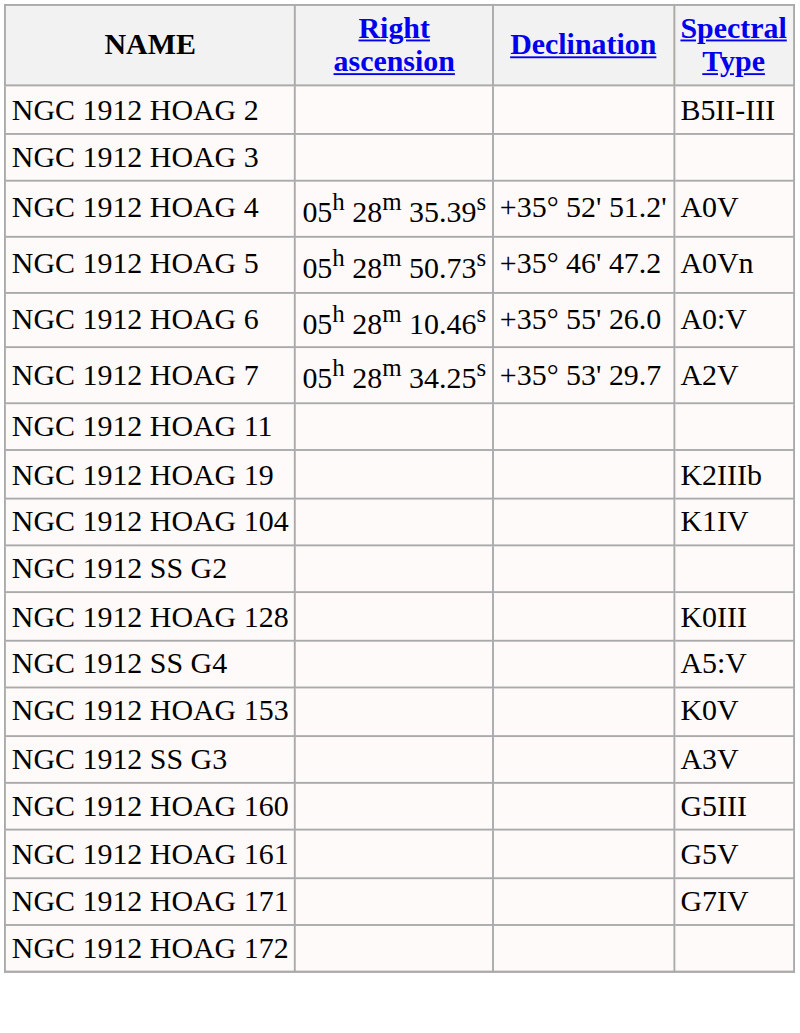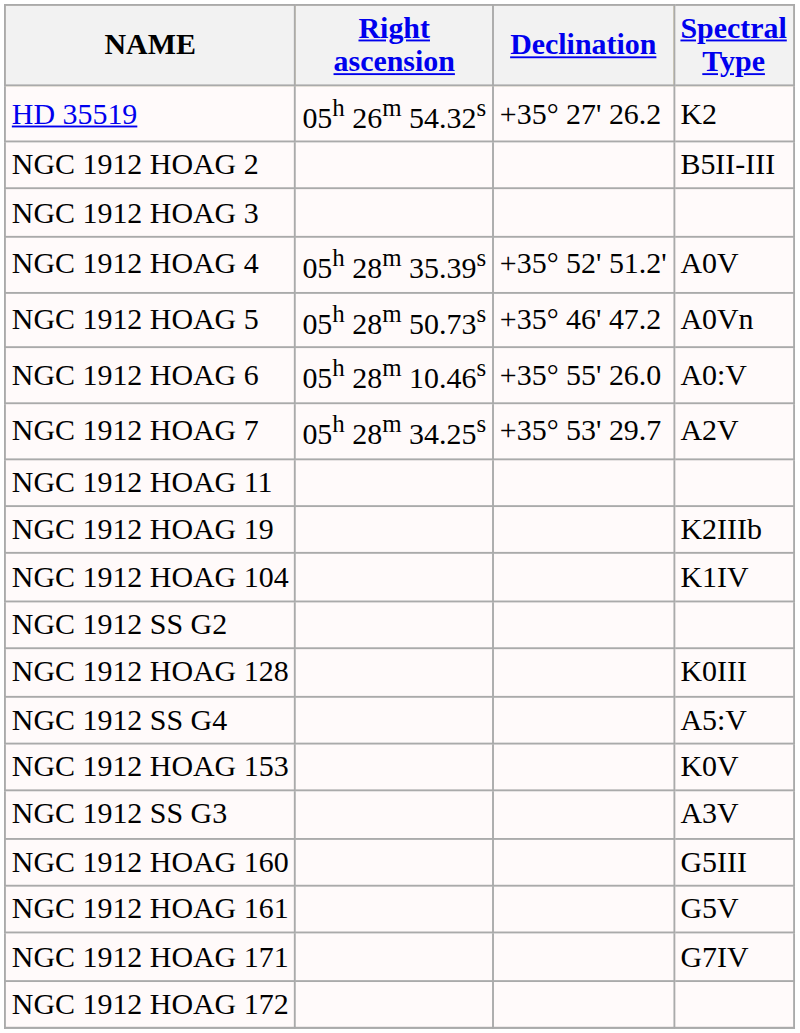+ row: (75, 113)
